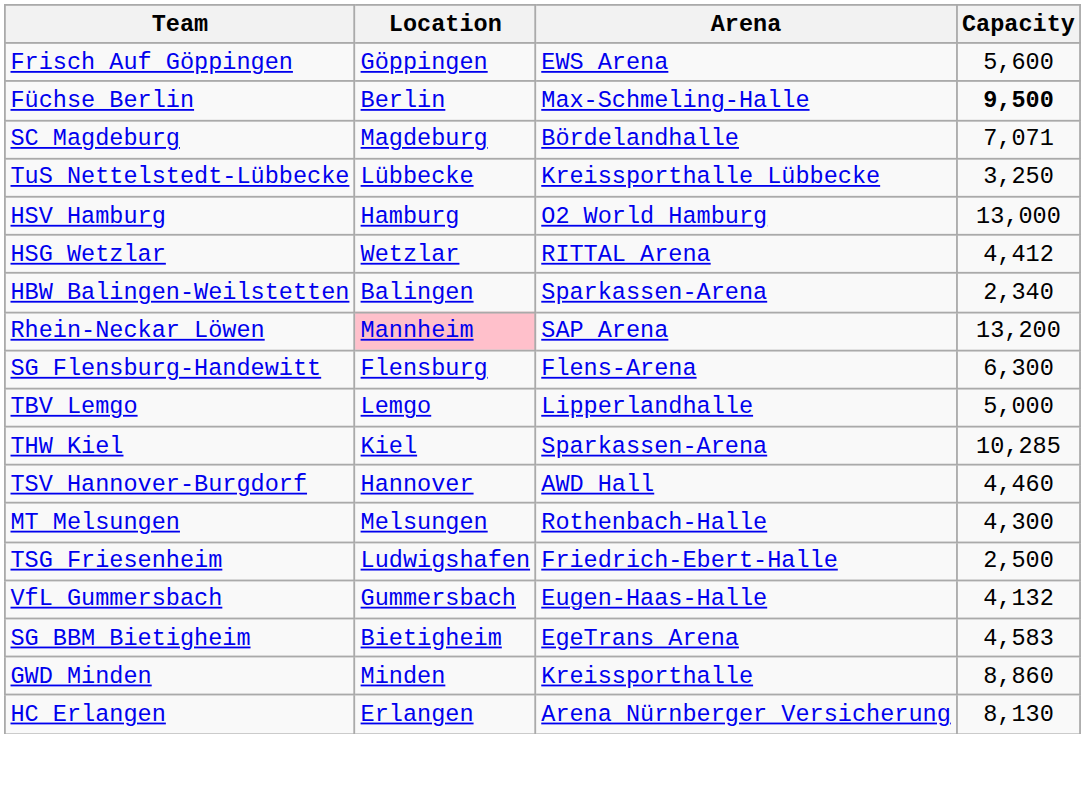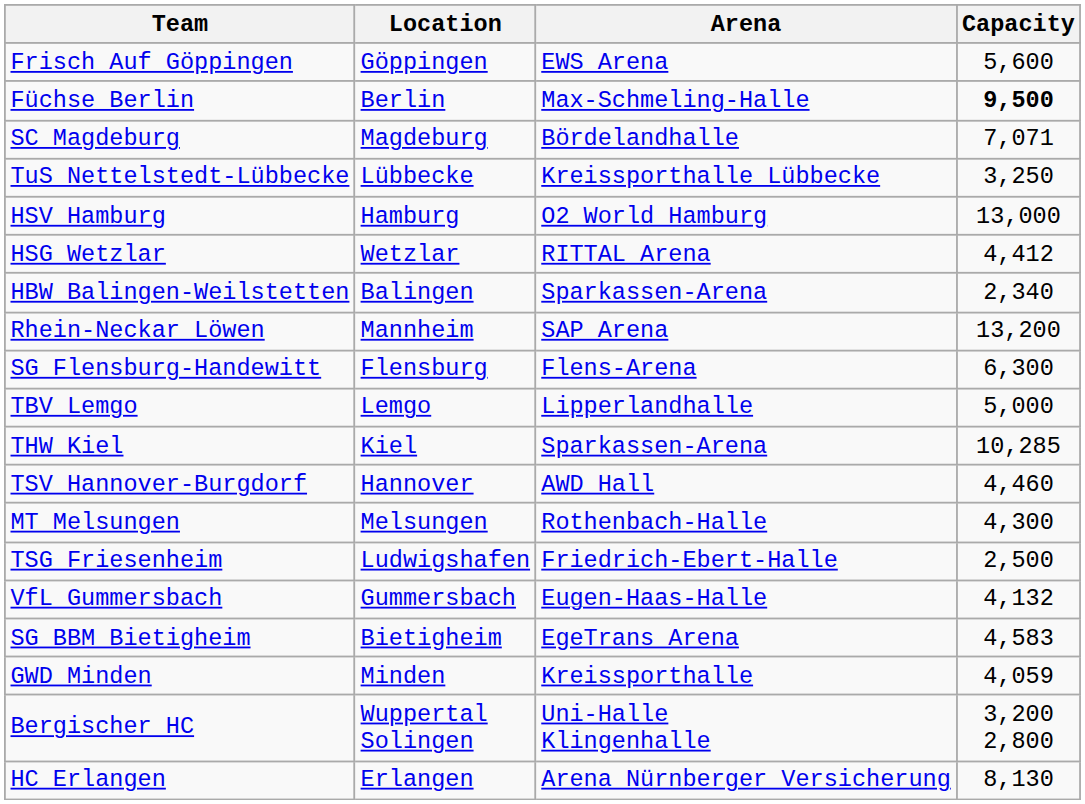(417, 331) pink background -> (417, 331) no background
(1018, 676) 8,860 -> (1018, 676) 4,059
+ row: (102, 728)
